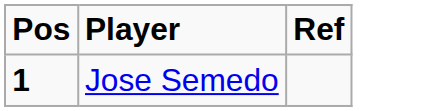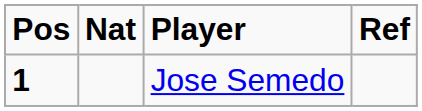+ column: (111, 29)
